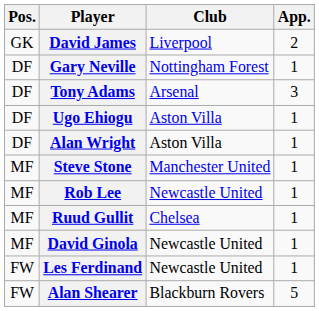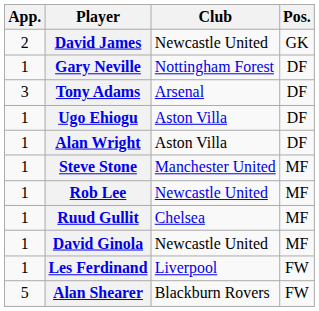columns swapped: (22, 17) <-> (294, 17)
(181, 42) Liverpool -> (211, 42) Newcastle United
(206, 268) Newcastle United -> (186, 268) Liverpool
